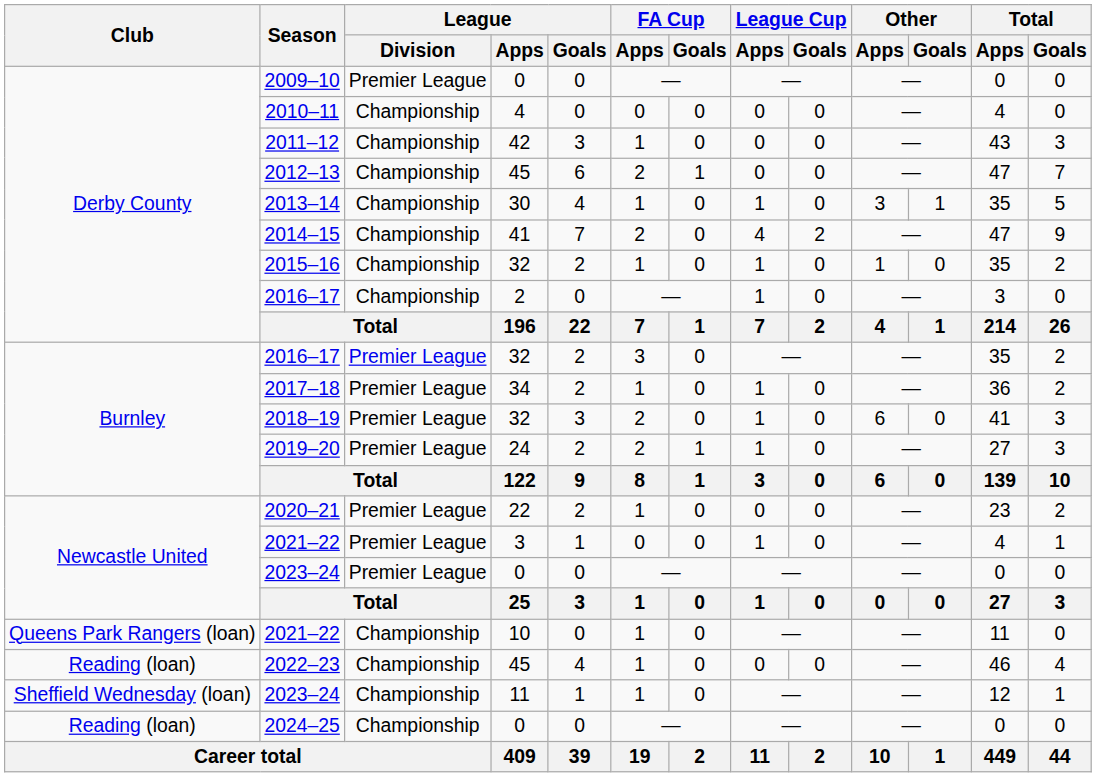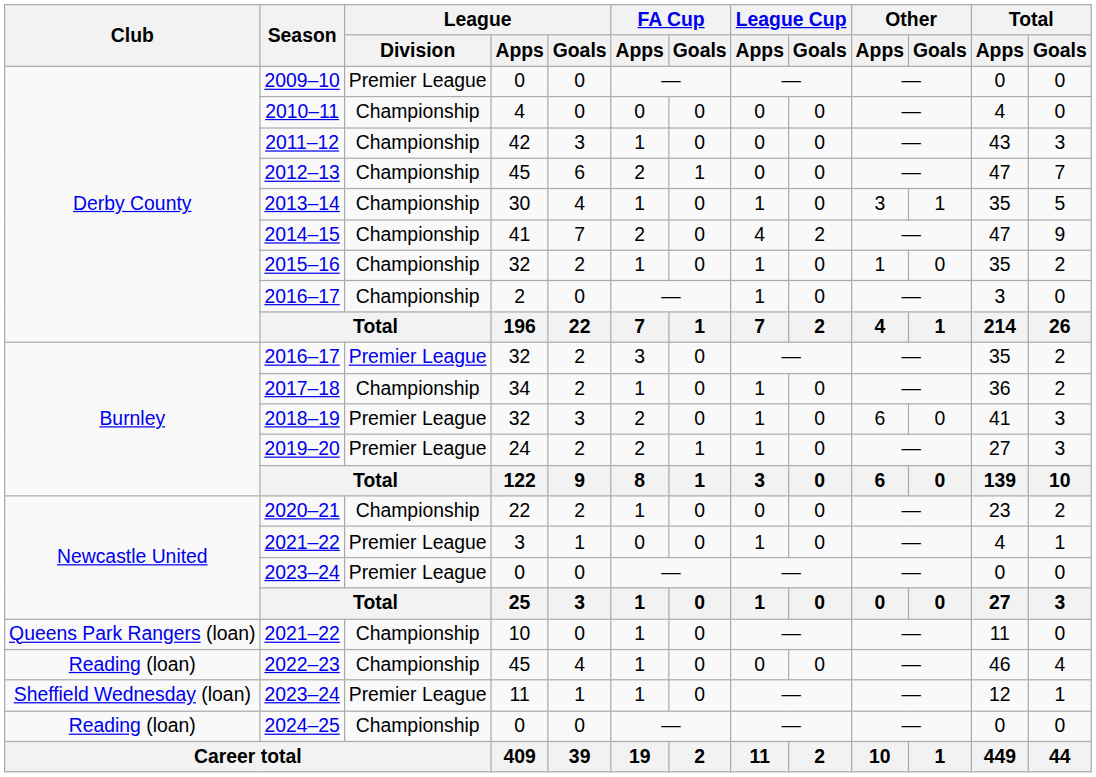(418, 388) Premier League -> (418, 388) Championship
(418, 511) Premier League -> (418, 511) Championship
(418, 695) Championship -> (418, 695) Premier League
